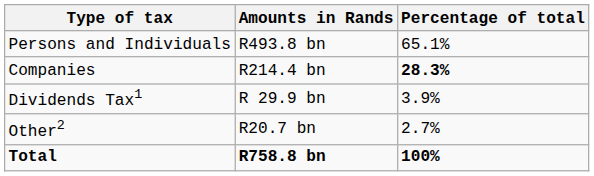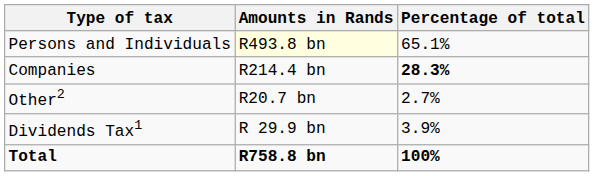(282, 44) no background -> (282, 44) lightyellow background
rows swapped: (75, 99) <-> (37, 129)
